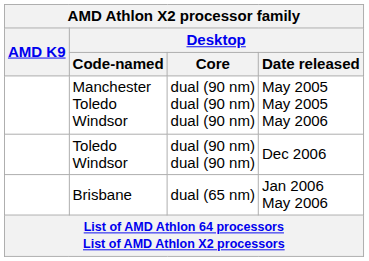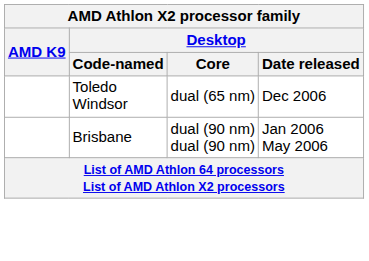- row: (112, 104)
(213, 154) dual (90 nm) dual (90 nm) -> (213, 96) dual (65 nm)
(213, 194) dual (65 nm) -> (213, 137) dual (90 nm) dual (90 nm)
